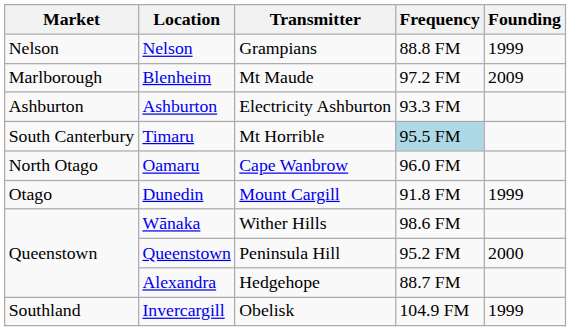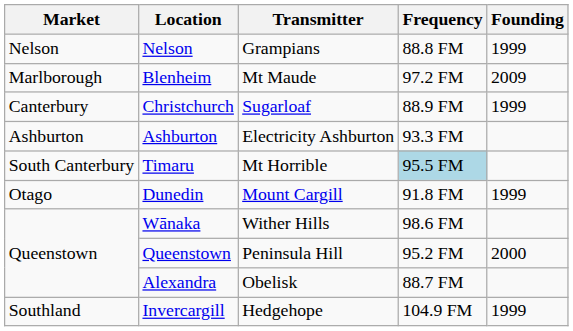+ row: (188, 107)
- row: (171, 165)
(280, 282) Hedgehope -> (270, 282) Obelisk
(267, 311) Obelisk -> (282, 311) Hedgehope
